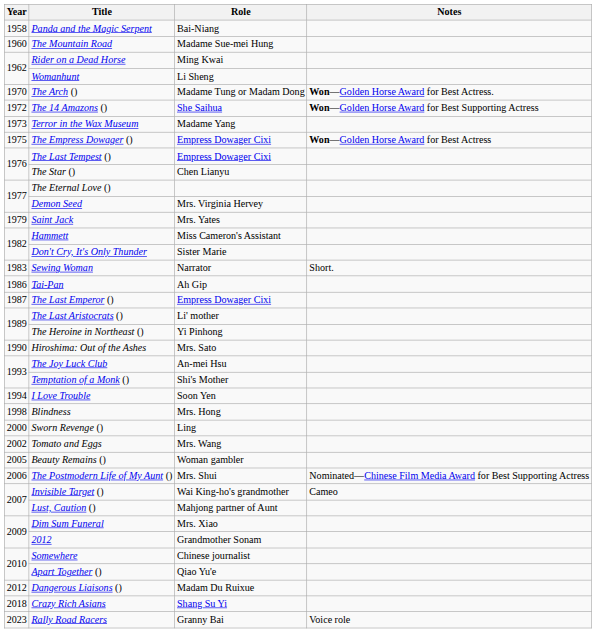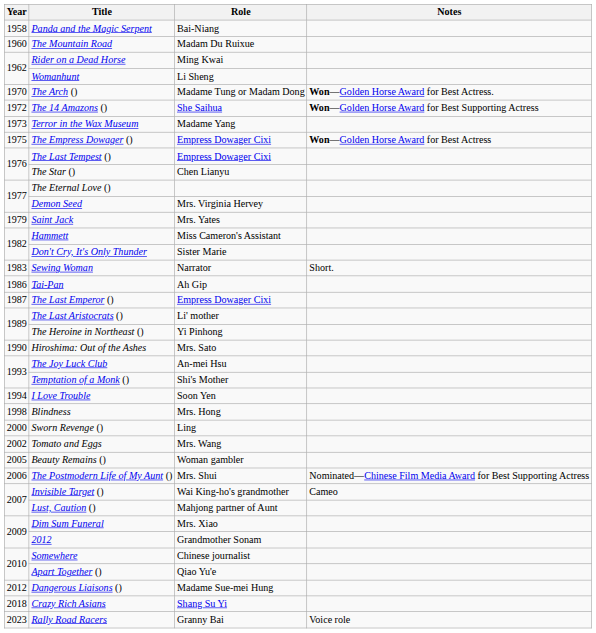(225, 44) Madame Sue-mei Hung -> (216, 44) Madam Du Ruixue
(216, 587) Madam Du Ruixue -> (225, 587) Madame Sue-mei Hung
